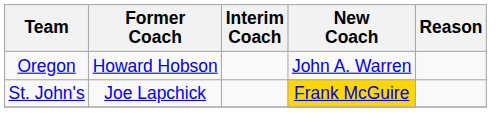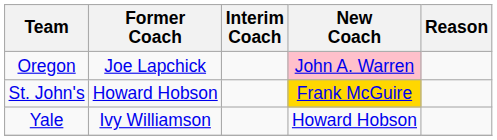(155, 65) Howard Hobson -> (155, 65) Joe Lapchick
(352, 65) no background -> (354, 65) pink background
(155, 93) Joe Lapchick -> (155, 93) Howard Hobson
+ row: (47, 120)
